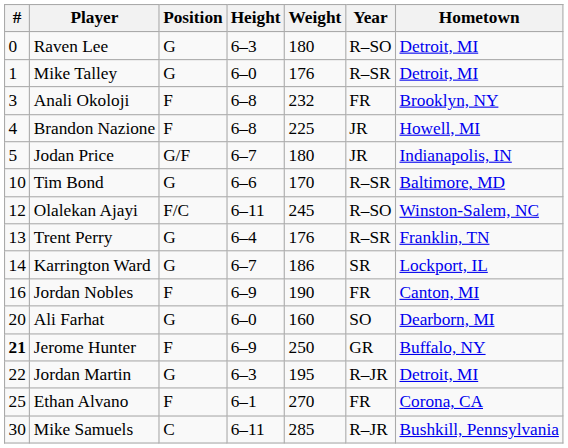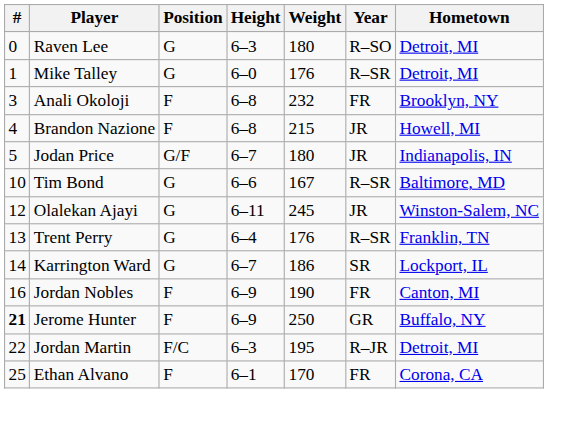(301, 127) 225 -> (301, 127) 215
(301, 182) 170 -> (301, 182) 167
(176, 210) F/C -> (169, 210) G
(370, 210) R–SO -> (358, 210) JR
- row: (69, 319)
(169, 374) G -> (176, 347) F/C
(301, 401) 270 -> (301, 374) 170
- row: (83, 429)
